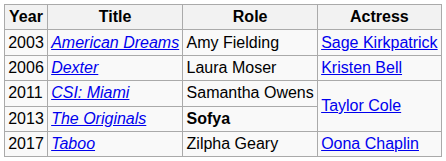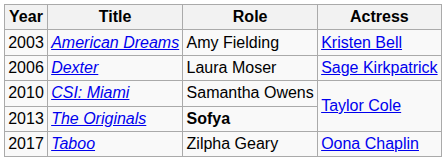(379, 42) Sage Kirkpatrick -> (362, 42) Kristen Bell
(362, 67) Kristen Bell -> (379, 67) Sage Kirkpatrick
(25, 93) 2011 -> (26, 93) 2010
